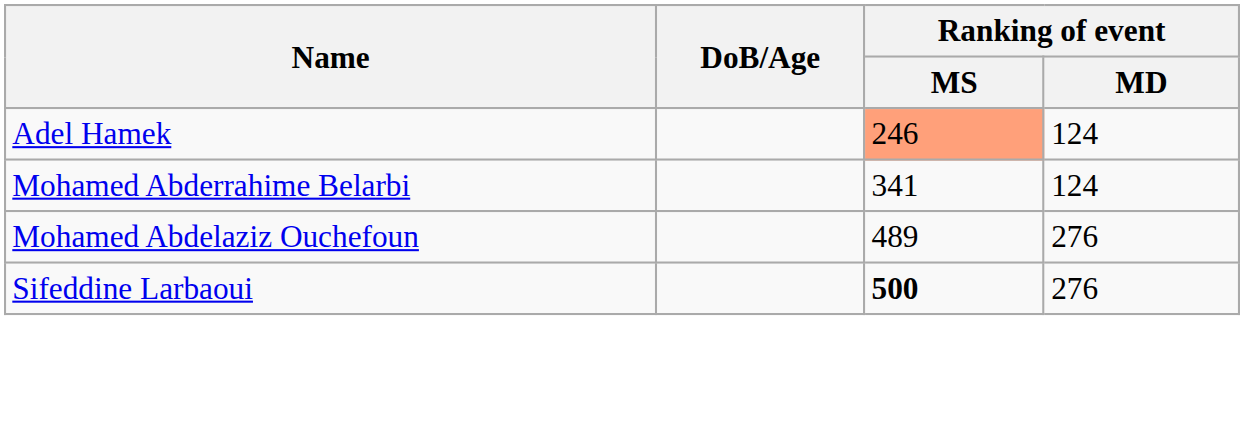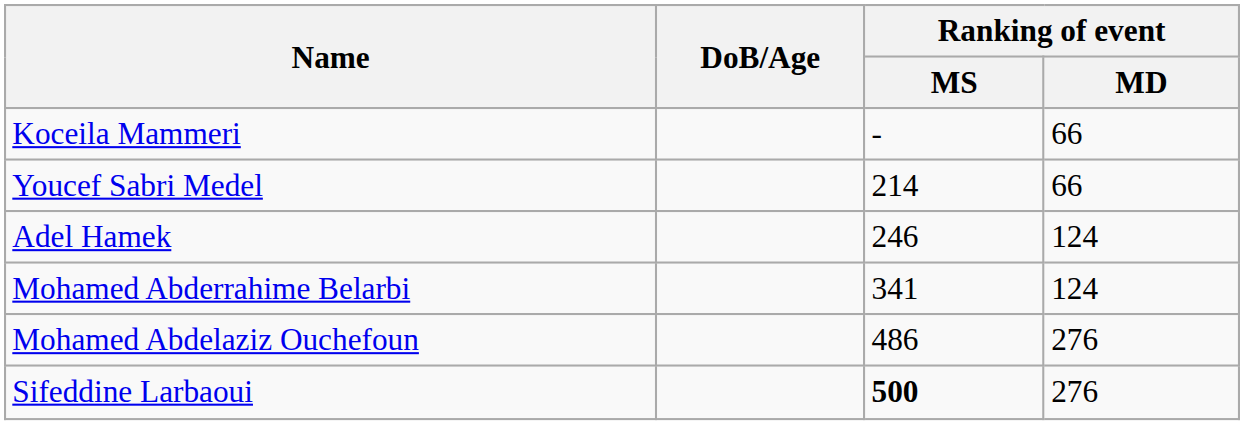+ row: (127, 133)
+ row: (138, 185)
(895, 133) lightsalmon background -> (895, 237) no background
(895, 237) 489 -> (895, 340) 486
